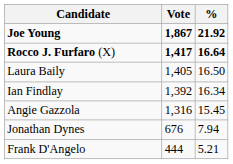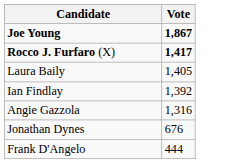- column: (211, 14)
